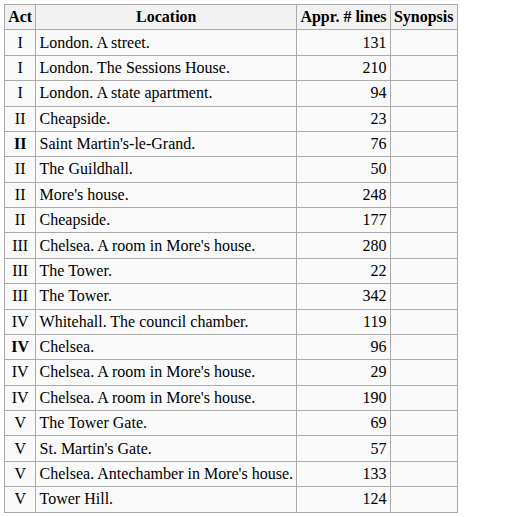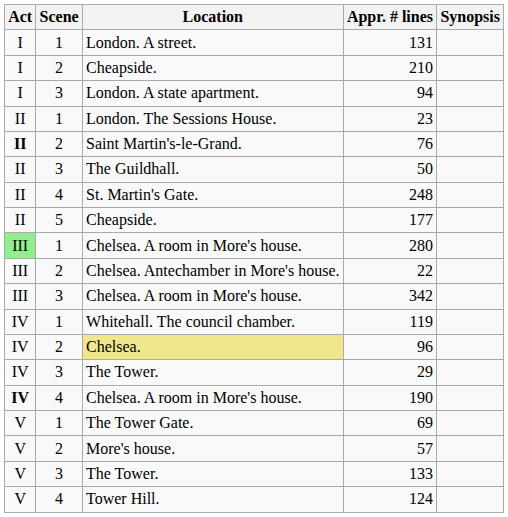+ column: (59, 17)
(135, 67) London. The Sessions House. -> (121, 67) Cheapside.
(75, 118) Cheapside. -> (181, 118) London. The Sessions House.
(84, 194) More's house. -> (142, 194) St. Martin's Gate.
(20, 245) no background -> (20, 245) lightgreen background
(76, 270) The Tower. -> (213, 270) Chelsea. Antechamber in More's house.
(76, 296) The Tower. -> (194, 296) Chelsea. A room in More's house.
(20, 347) bold -> (20, 347) normal
(67, 347) no background -> (113, 347) khaki background
(147, 372) Chelsea. A room in More's house. -> (122, 372) The Tower.
(20, 397) normal -> (20, 397) bold
(96, 448) St. Martin's Gate. -> (131, 448) More's house.
(166, 473) Chelsea. Antechamber in More's house. -> (122, 473) The Tower.
